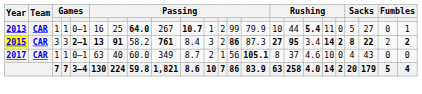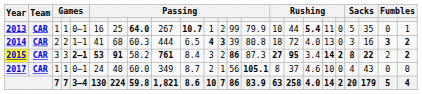(369, 29) 27 -> (369, 29) 35
+ row: (16, 42)
(99, 42) 13 -> (99, 56) 53
(99, 56) 63 -> (99, 69) 24
